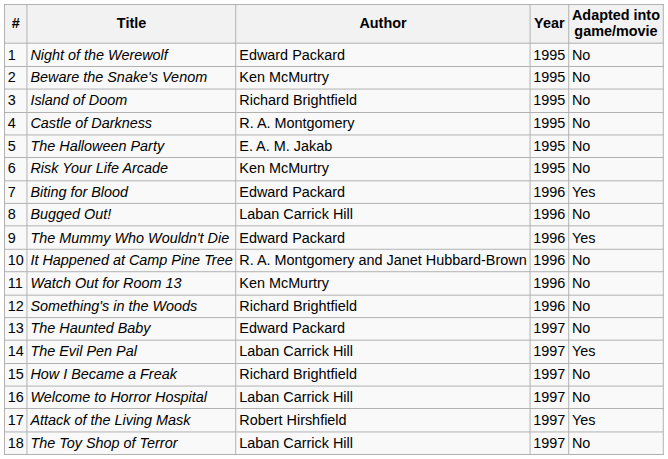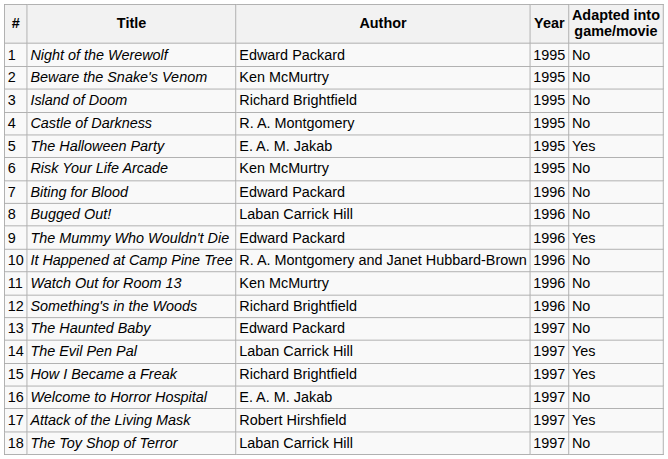(581, 146) No -> (584, 146) Yes
(584, 191) Yes -> (581, 191) No
(581, 374) No -> (584, 374) Yes
(296, 397) Laban Carrick Hill -> (286, 397) E. A. M. Jakab
